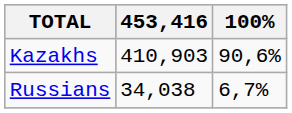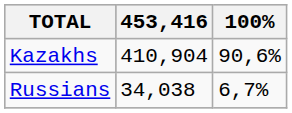(164, 56) 410,903 -> (164, 56) 410,904
